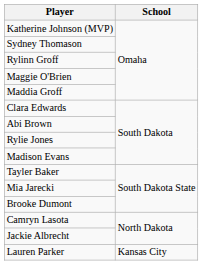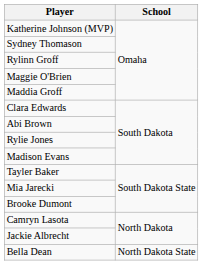- row: (35, 252)
+ row: (29, 252)
